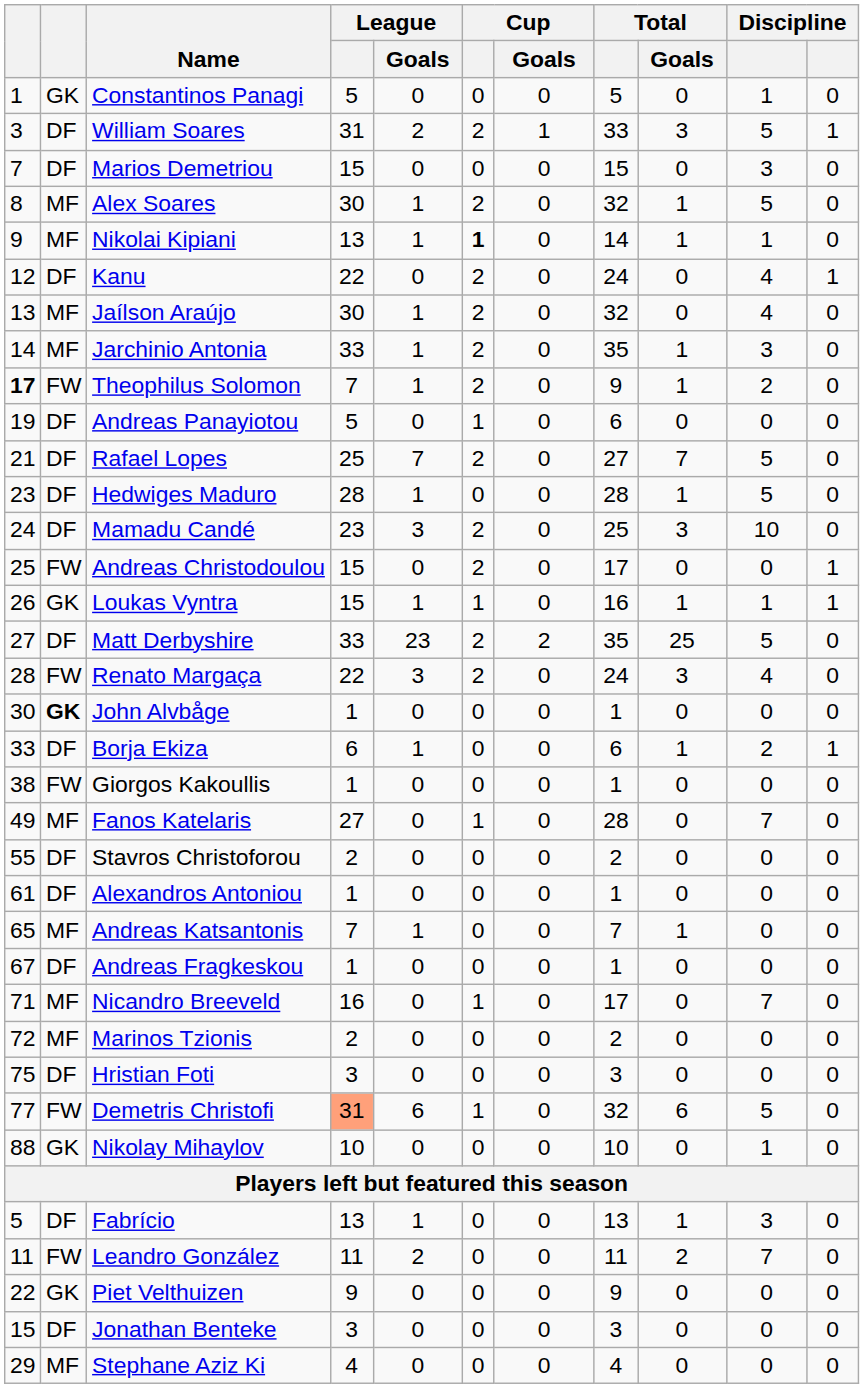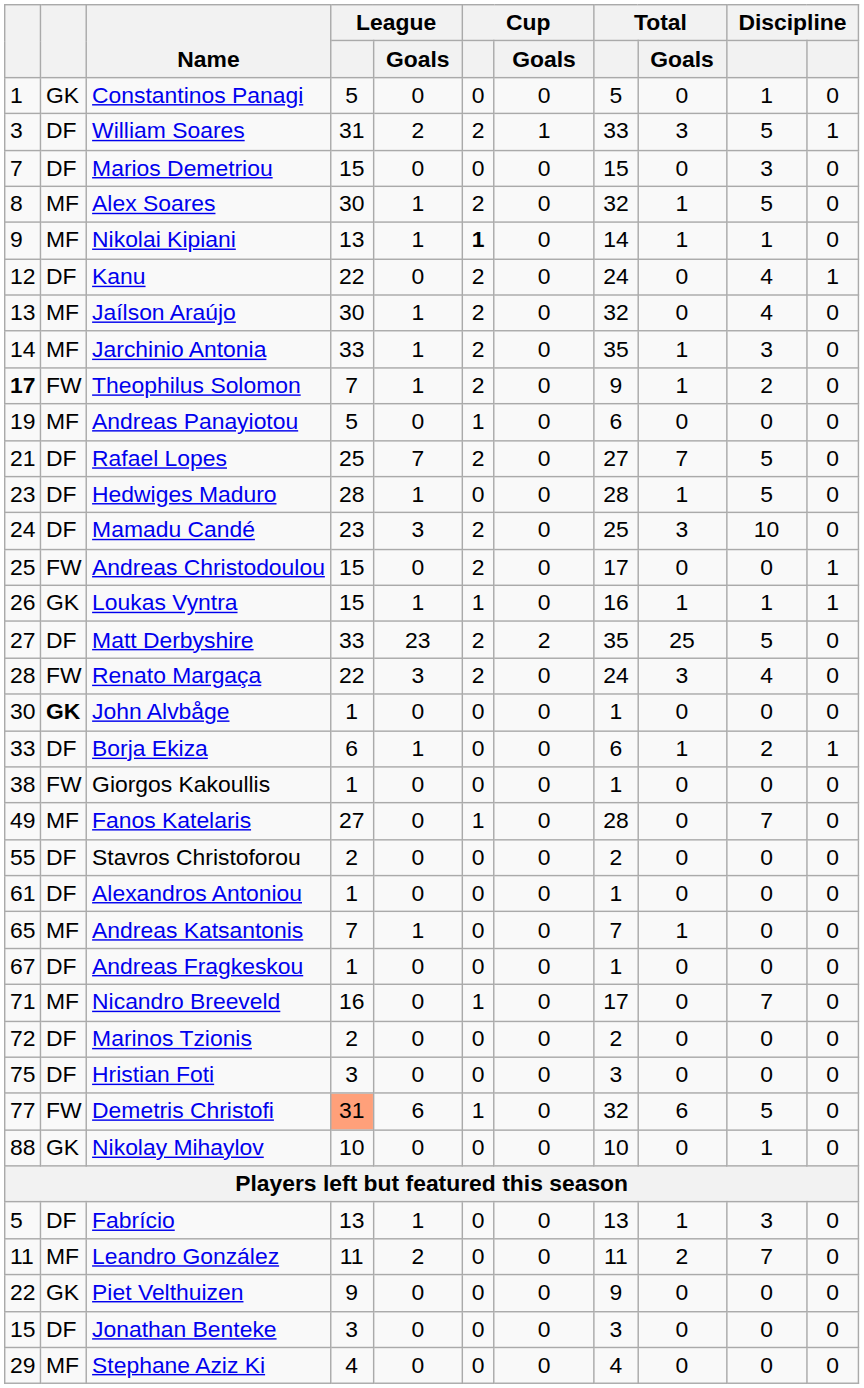(61, 421) DF -> (63, 421) MF
(63, 1038) MF -> (61, 1038) DF
(64, 1256) FW -> (63, 1256) MF
